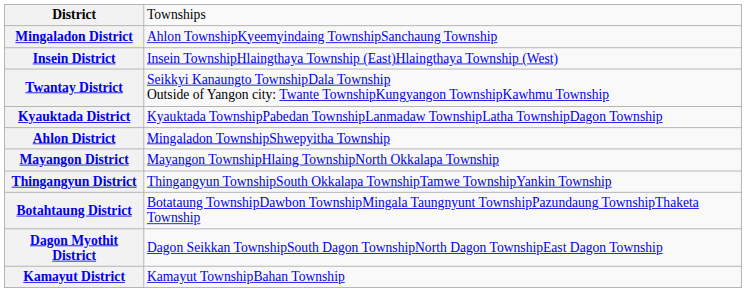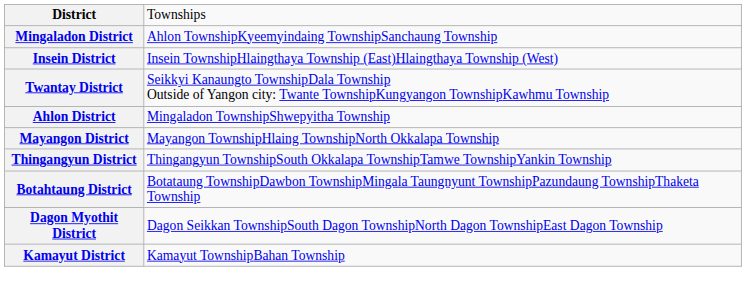- row: (74, 116)
